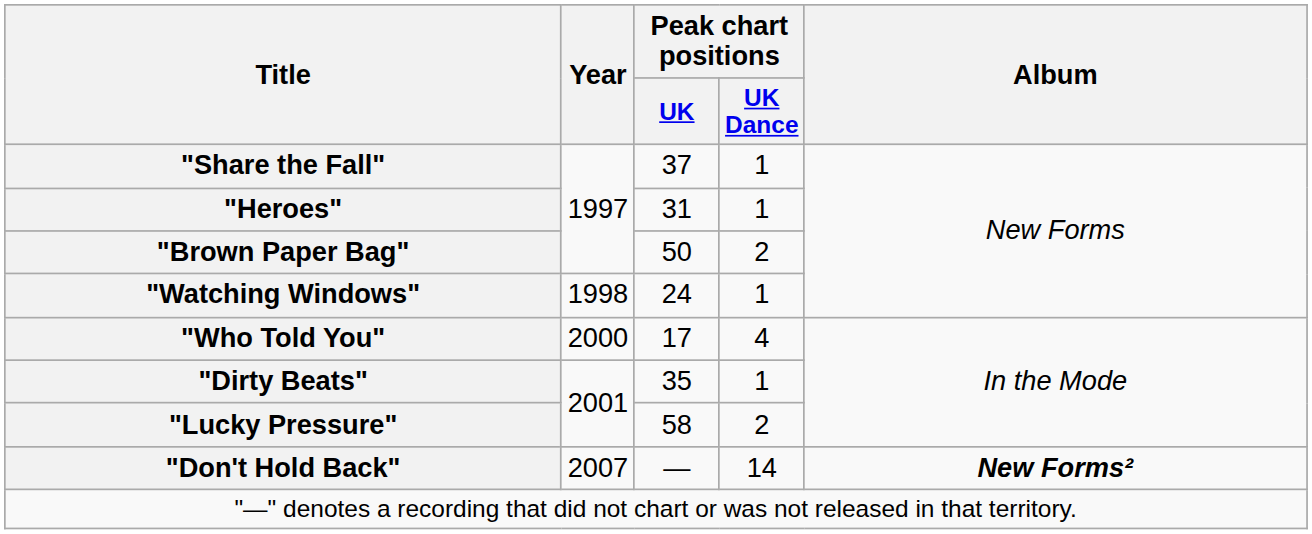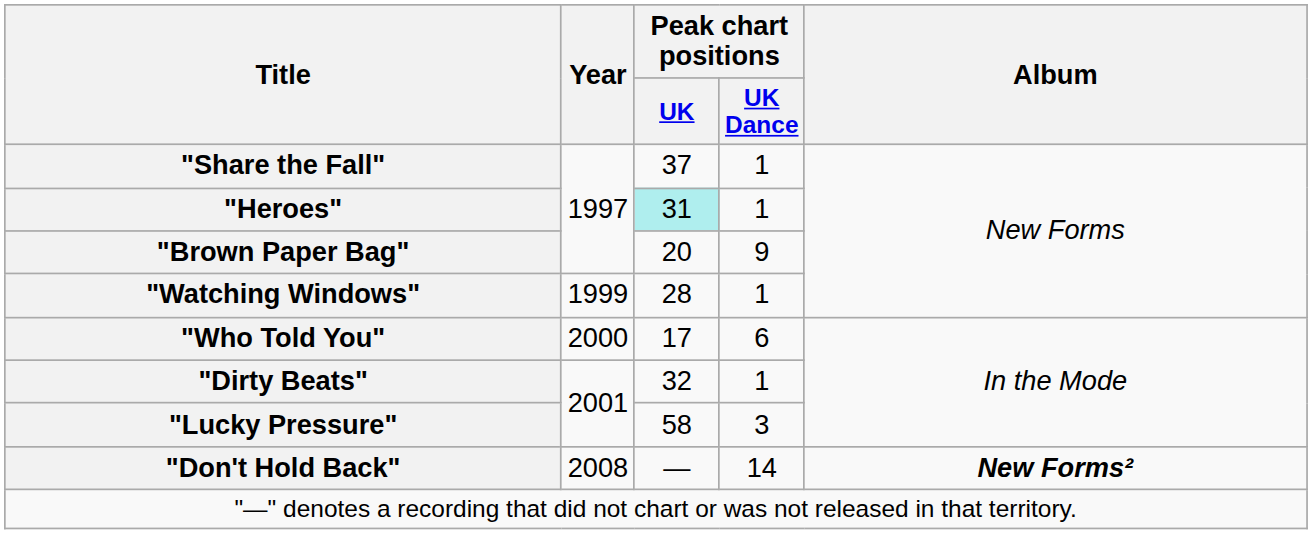(677, 208) no background -> (677, 208) paleturquoise background
(677, 251) 50 -> (677, 251) 20
(762, 251) 2 -> (762, 251) 9
(598, 295) 1998 -> (598, 295) 1999
(677, 295) 24 -> (677, 295) 28
(762, 338) 4 -> (762, 338) 6
(677, 381) 35 -> (677, 381) 32
(762, 424) 2 -> (762, 424) 3
(598, 467) 2007 -> (598, 467) 2008
